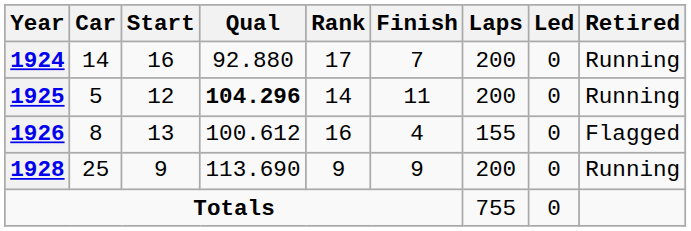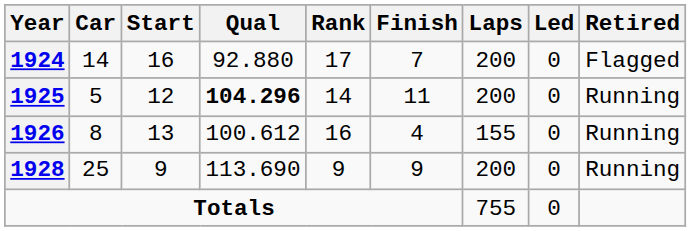(633, 60) Running -> (633, 60) Flagged
(633, 134) Flagged -> (633, 134) Running
